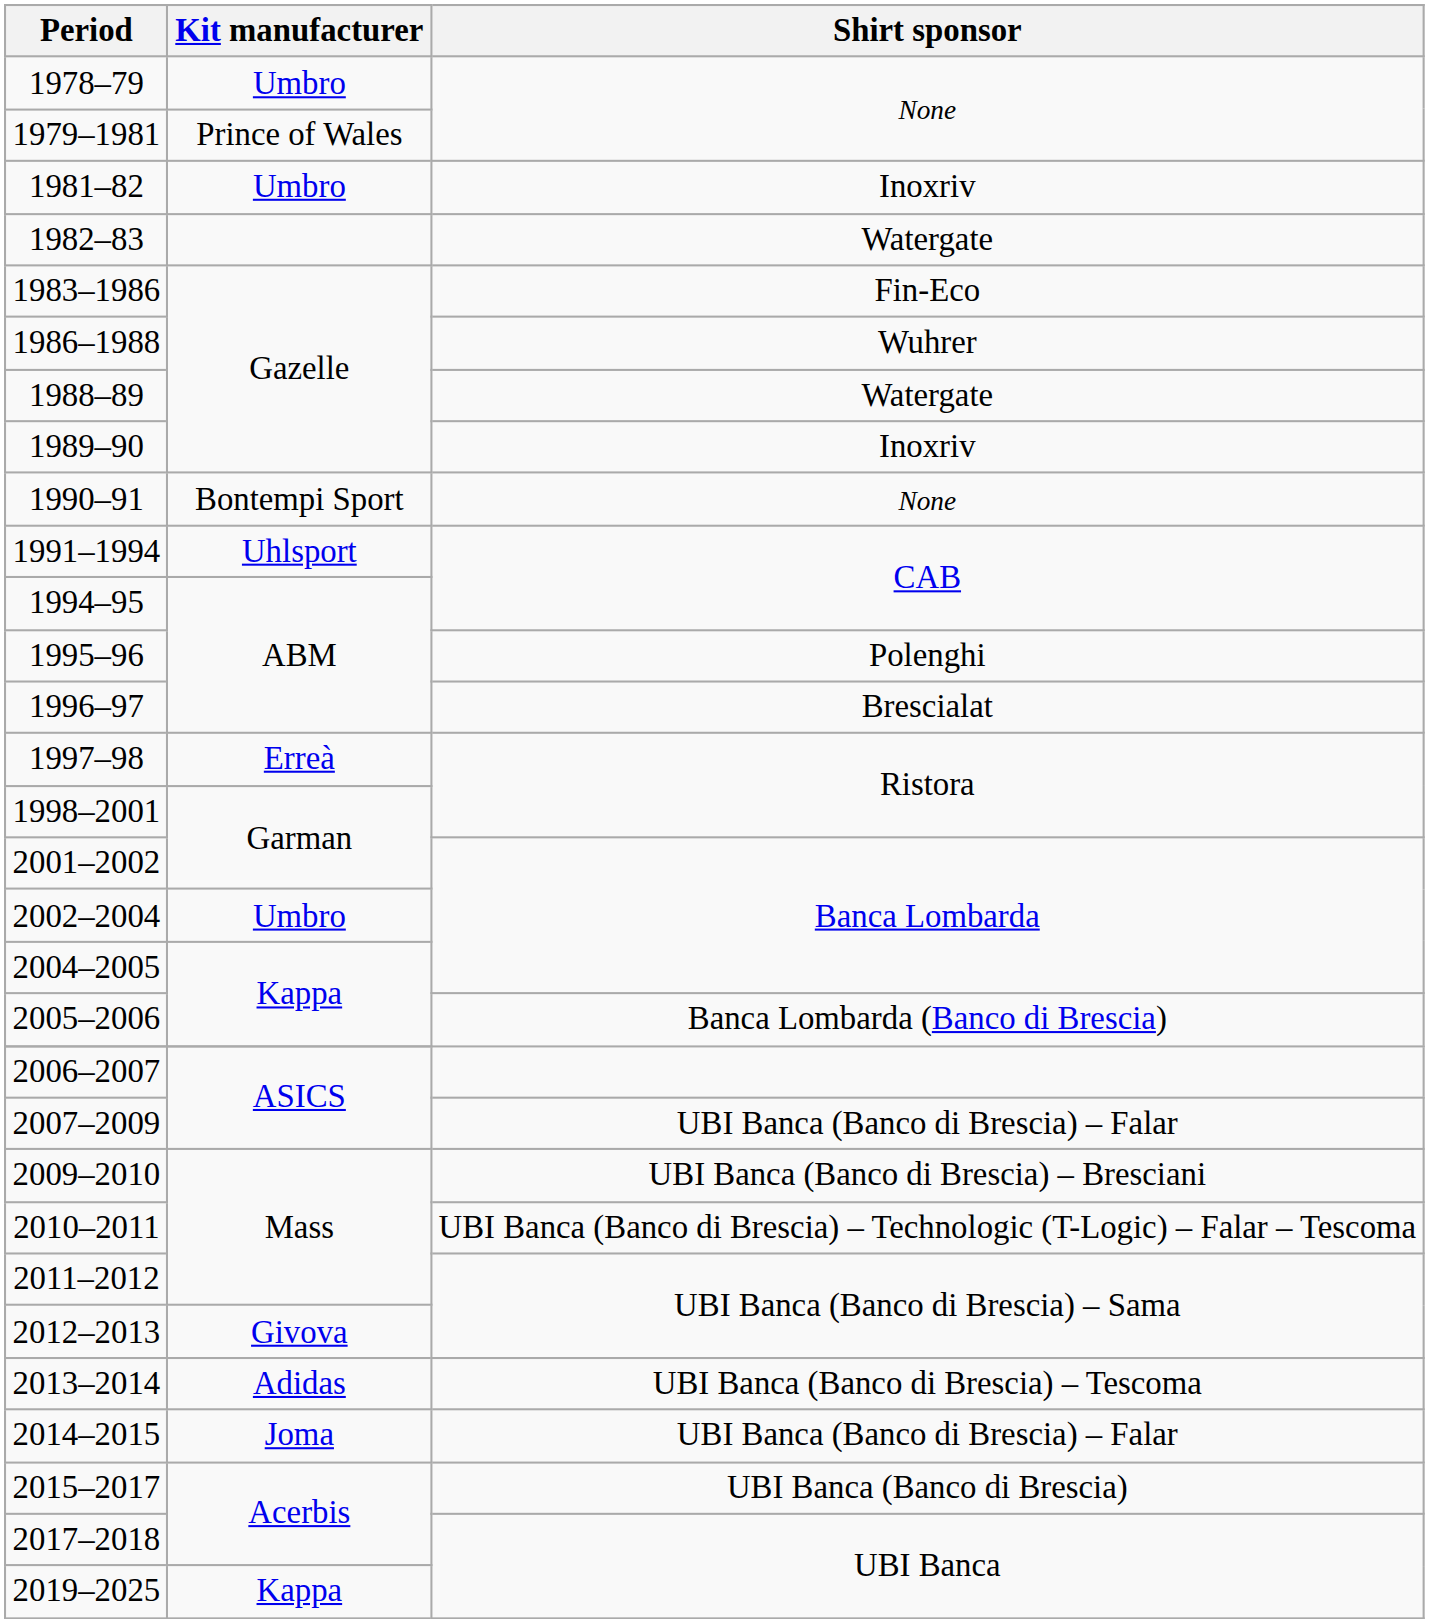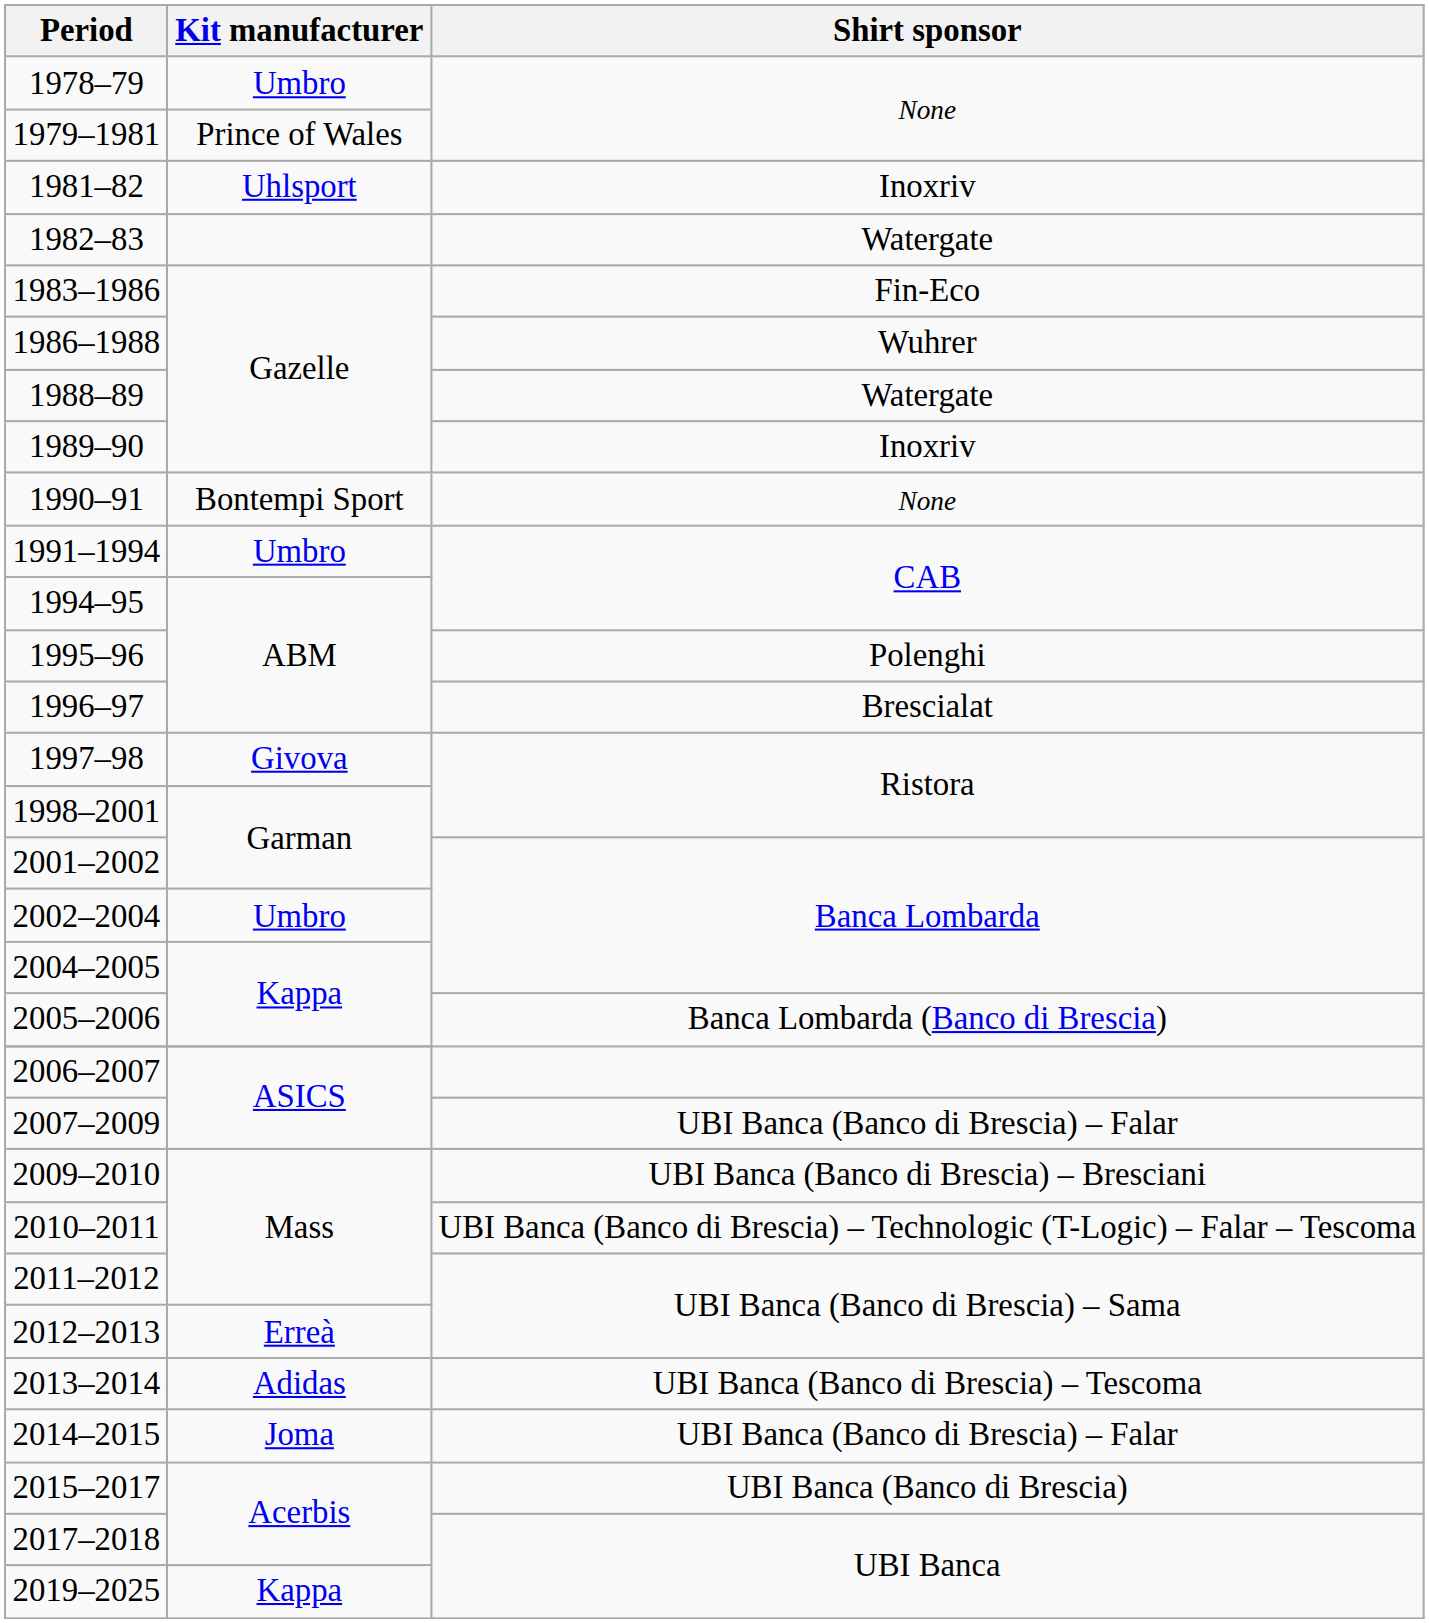(299, 186) Umbro -> (299, 186) Uhlsport
(299, 550) Uhlsport -> (299, 550) Umbro
(299, 758) Erreà -> (299, 758) Givova
(299, 1330) Givova -> (299, 1330) Erreà
